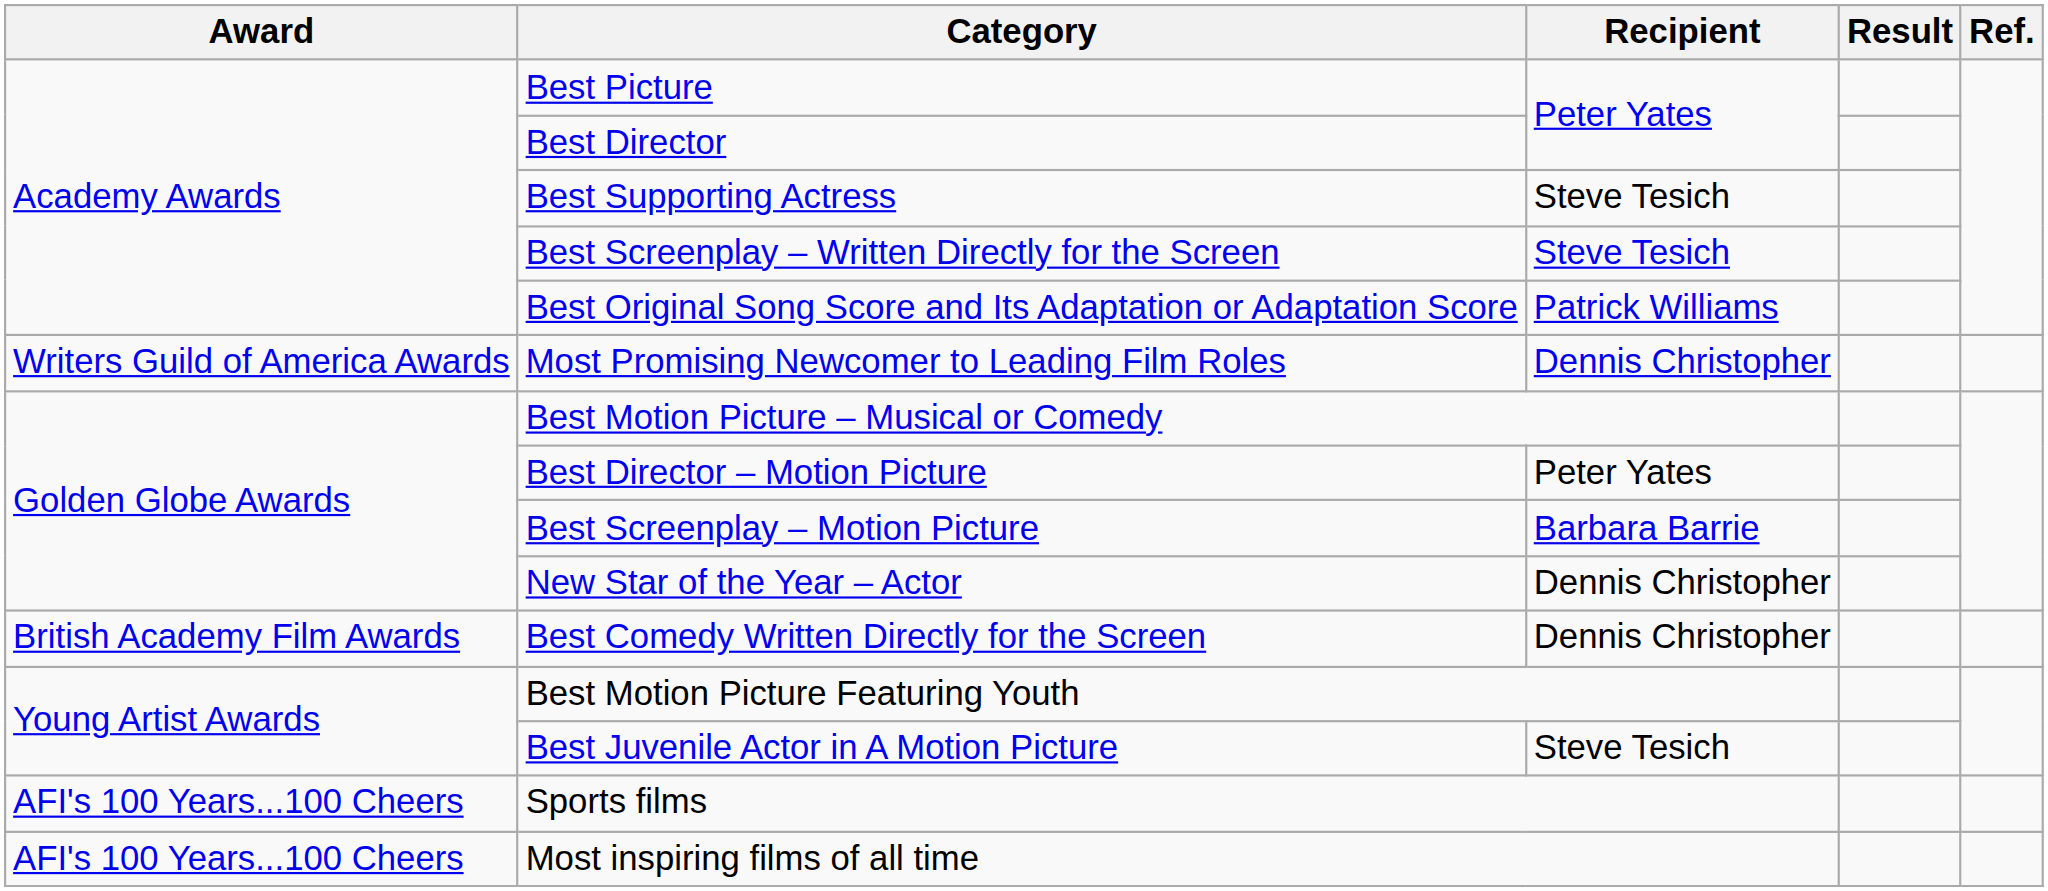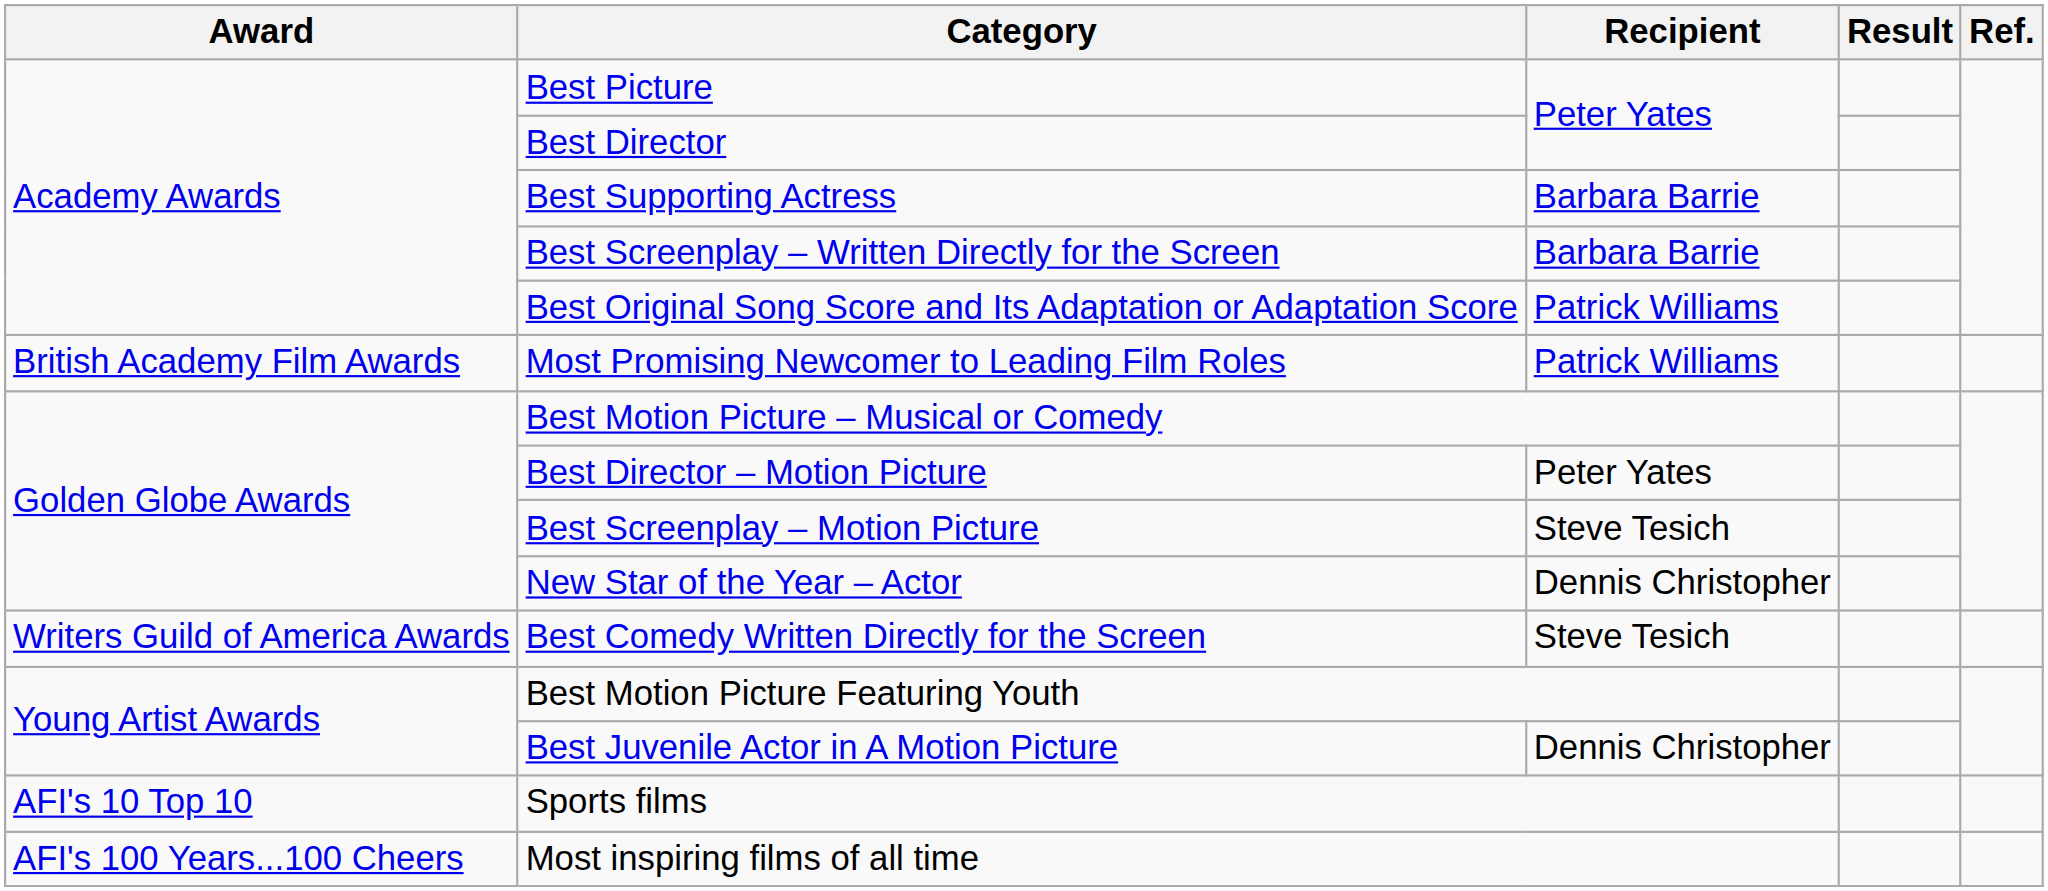(1632, 197) Steve Tesich -> (1647, 197) Barbara Barrie
(1632, 252) Steve Tesich -> (1647, 252) Barbara Barrie
(261, 362) Writers Guild of America Awards -> (237, 362) British Academy Film Awards
(1682, 362) Dennis Christopher -> (1656, 362) Patrick Williams
(1647, 527) Barbara Barrie -> (1632, 527) Steve Tesich
(237, 637) British Academy Film Awards -> (261, 637) Writers Guild of America Awards
(1682, 637) Dennis Christopher -> (1632, 637) Steve Tesich
(1632, 747) Steve Tesich -> (1682, 747) Dennis Christopher
(238, 802) AFI's 100 Years...100 Cheers -> (133, 802) AFI's 10 Top 10
